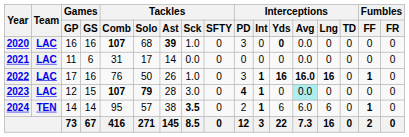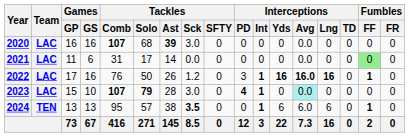(192, 44) 1.0 -> (192, 44) 3.0
(244, 44) 3 -> (244, 44) 0
(281, 44) bold -> (281, 44) normal
(370, 60) no background -> (370, 60) lightgreen background
(192, 76) 1.0 -> (192, 76) 1.2
(71, 92) 12 -> (71, 92) 15
(90, 92) 15 -> (90, 92) 10
(71, 108) 14 -> (71, 108) 13
(90, 108) 14 -> (90, 108) 13
(244, 108) 2 -> (244, 108) 0
